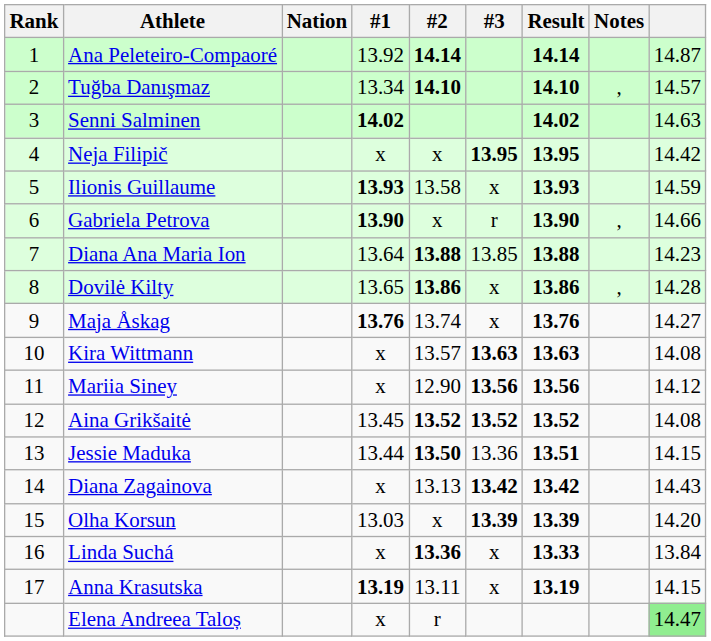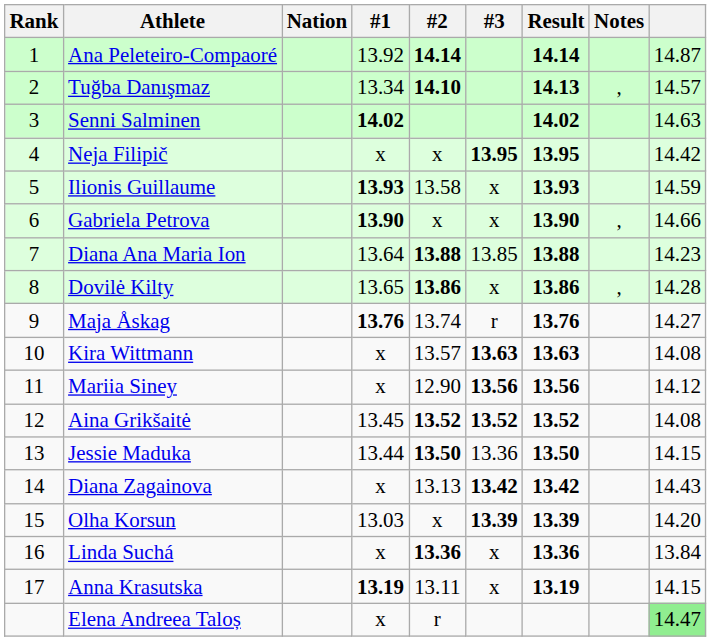(556, 87) 14.10 -> (556, 87) 14.13
(494, 220) r -> (494, 220) x
(494, 320) x -> (494, 320) r
(556, 453) 13.51 -> (556, 453) 13.50
(556, 552) 13.33 -> (556, 552) 13.36
